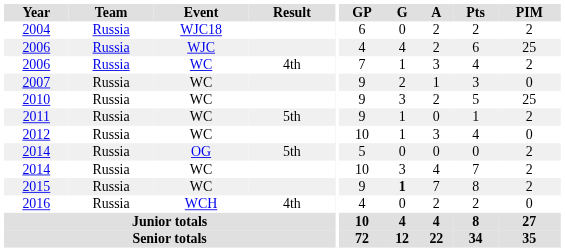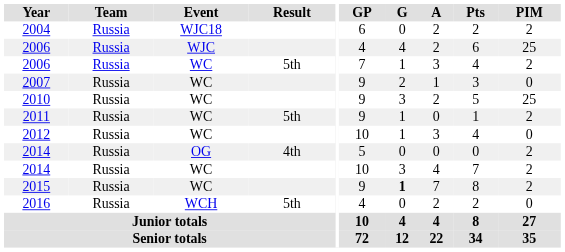(292, 64) 4th -> (292, 64) 5th
(292, 151) 5th -> (292, 151) 4th
(292, 204) 4th -> (292, 204) 5th
